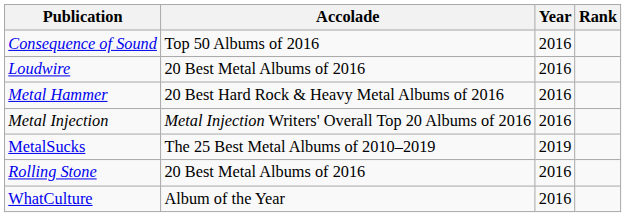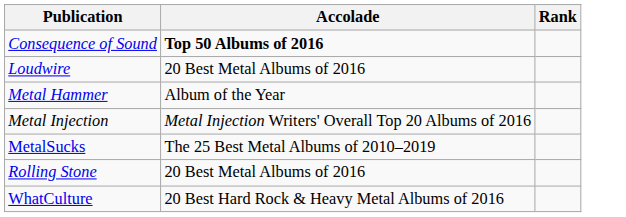- column: (555, 17)
(242, 43) normal -> (244, 43) bold
(334, 95) 20 Best Hard Rock & Heavy Metal Albums of 2016 -> (225, 95) Album of the Year
(225, 198) Album of the Year -> (334, 198) 20 Best Hard Rock & Heavy Metal Albums of 2016
